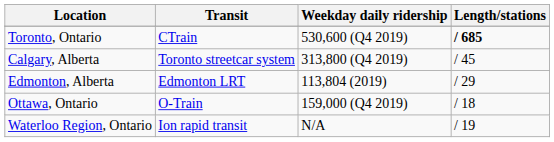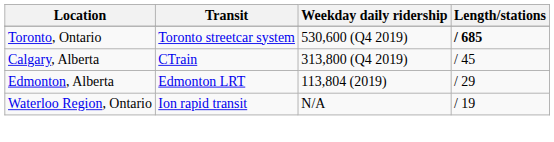(178, 37) CTrain -> (227, 37) Toronto streetcar system
(227, 59) Toronto streetcar system -> (178, 59) CTrain
- row: (53, 103)
